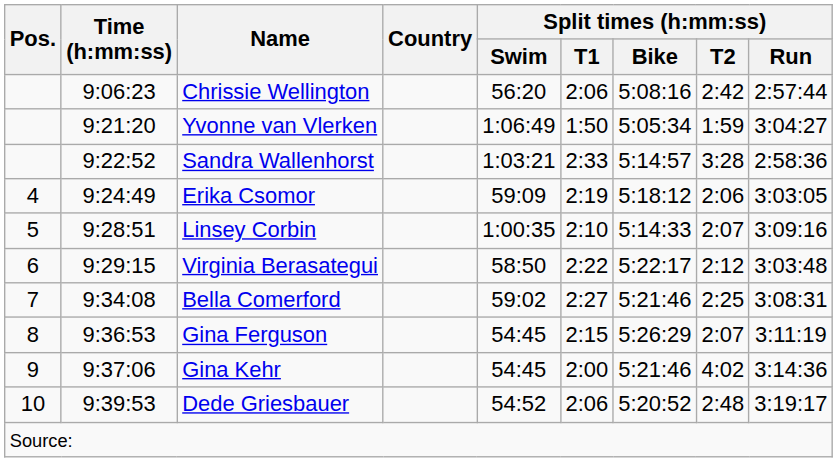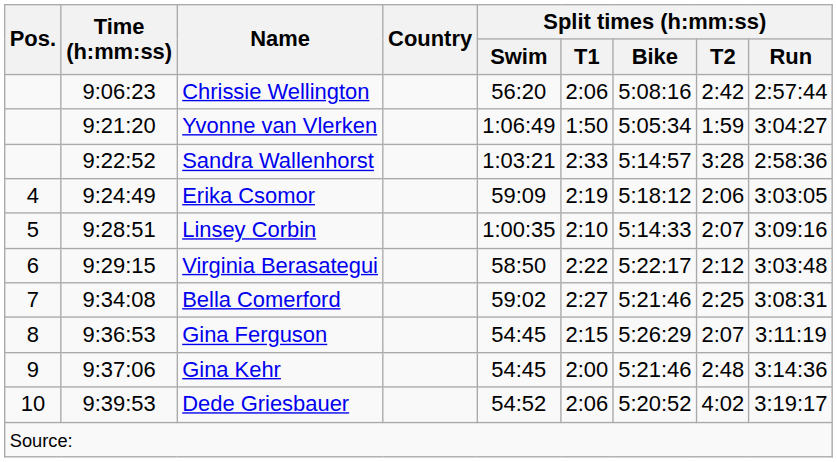(723, 369) 4:02 -> (723, 369) 2:48
(723, 404) 2:48 -> (723, 404) 4:02
